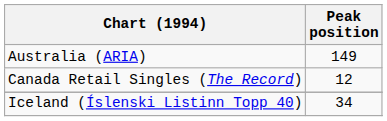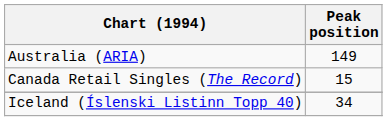(344, 80) 12 -> (344, 80) 15
